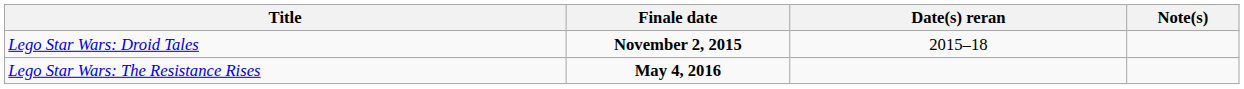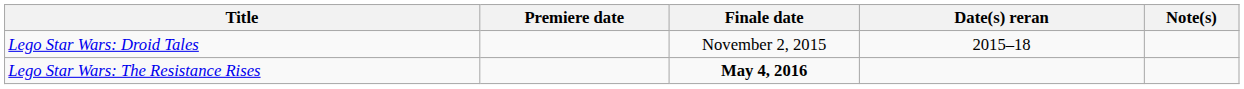+ column: (574, 17)
(678, 44) bold -> (764, 44) normal
